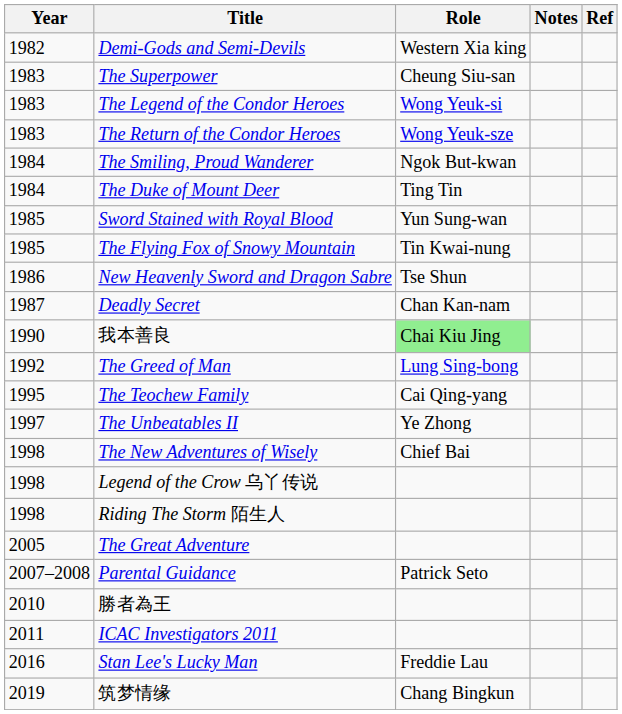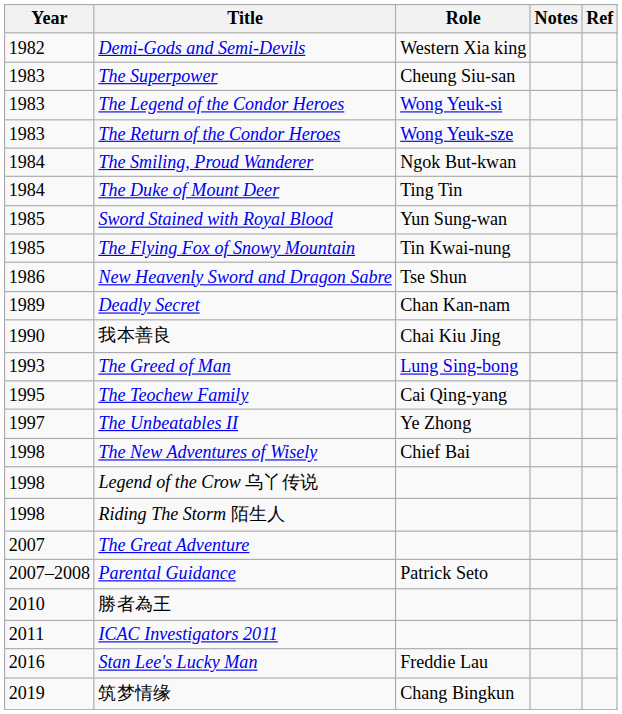(27, 305) 1987 -> (27, 305) 1989
(450, 335) lightgreen background -> (450, 335) no background
(27, 366) 1992 -> (27, 366) 1993
(27, 545) 2005 -> (27, 545) 2007
